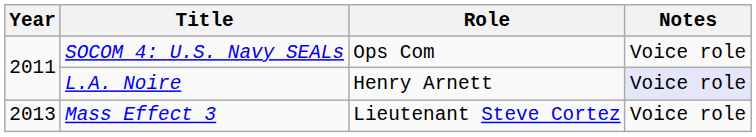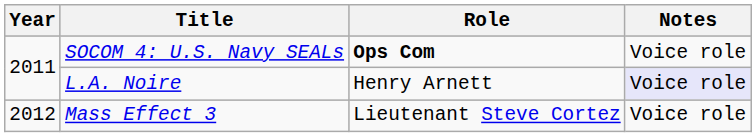(394, 52) normal -> (394, 52) bold
(33, 115) 2013 -> (33, 115) 2012
